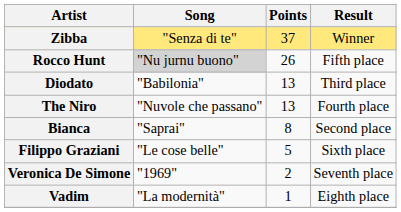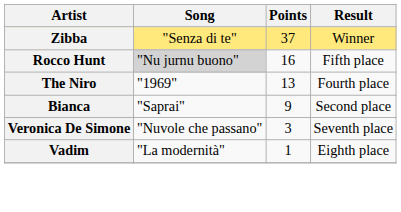(288, 60) 26 -> (288, 60) 16
- row: (69, 83)
(200, 106) "Nuvole che passano" -> (157, 83) "1969"
(288, 128) 8 -> (288, 106) 9
- row: (69, 151)
(157, 173) "1969" -> (200, 128) "Nuvole che passano"
(288, 173) 2 -> (288, 128) 3
